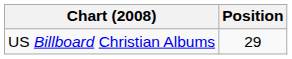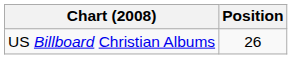(253, 41) 29 -> (253, 41) 26
